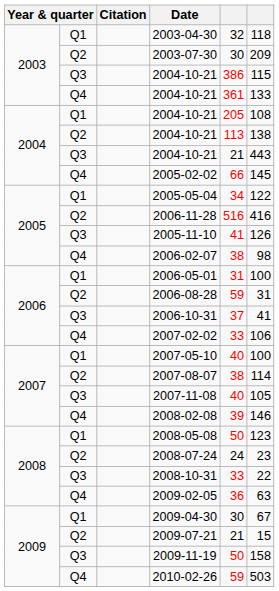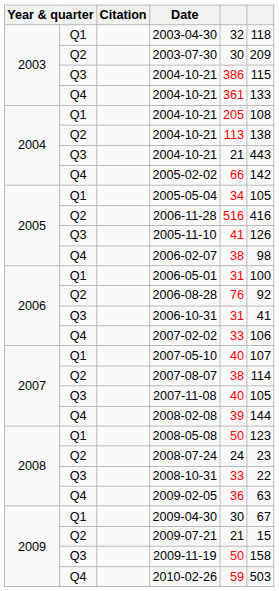(260, 175) 145 -> (260, 175) 142
(260, 195) 122 -> (260, 195) 105
(237, 295) 59 -> (237, 295) 76
(264, 295) 31 -> (264, 295) 92
(237, 315) 37 -> (237, 315) 31
(260, 355) 100 -> (260, 355) 107
(260, 416) 146 -> (260, 416) 144
